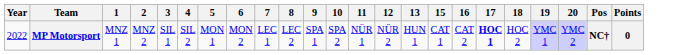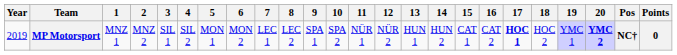+ column: (442, 12)
(17, 35) 2022 -> (17, 35) 2019
(573, 35) normal -> (600, 35) bold
